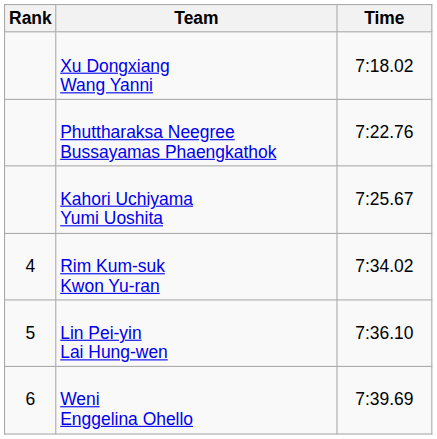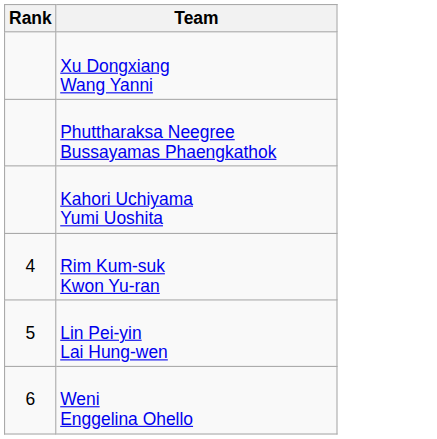- column: (384, 18)
